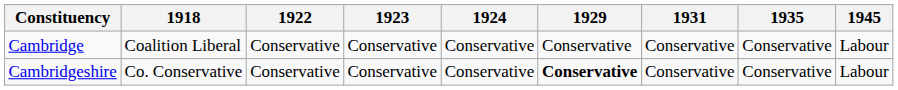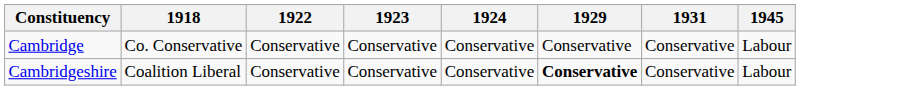- column: (787, 17)
(183, 44) Coalition Liberal -> (183, 44) Co. Conservative
(183, 71) Co. Conservative -> (183, 71) Coalition Liberal
